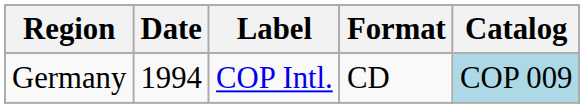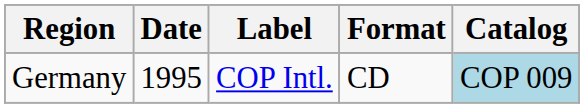(171, 77) 1994 -> (171, 77) 1995
